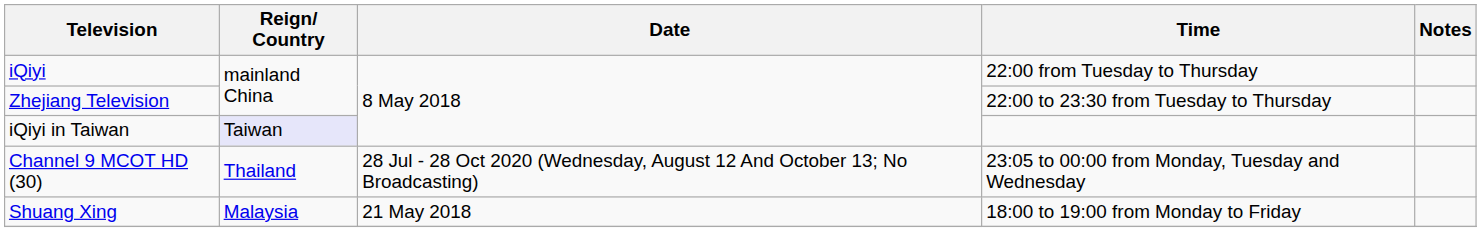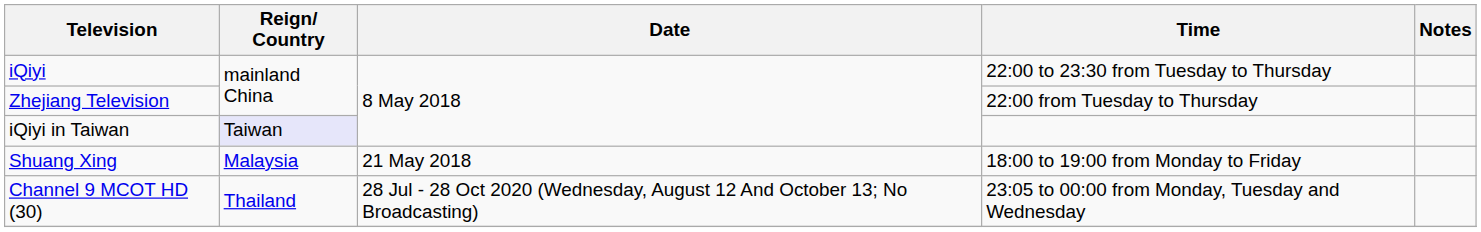(1122, 70) 22:00 from Tuesday to Thursday -> (1159, 70) 22:00 to 23:30 from Tuesday to Thursday
(1159, 100) 22:00 to 23:30 from Tuesday to Thursday -> (1122, 100) 22:00 from Tuesday to Thursday
rows swapped: (63, 211) <-> (98, 171)
